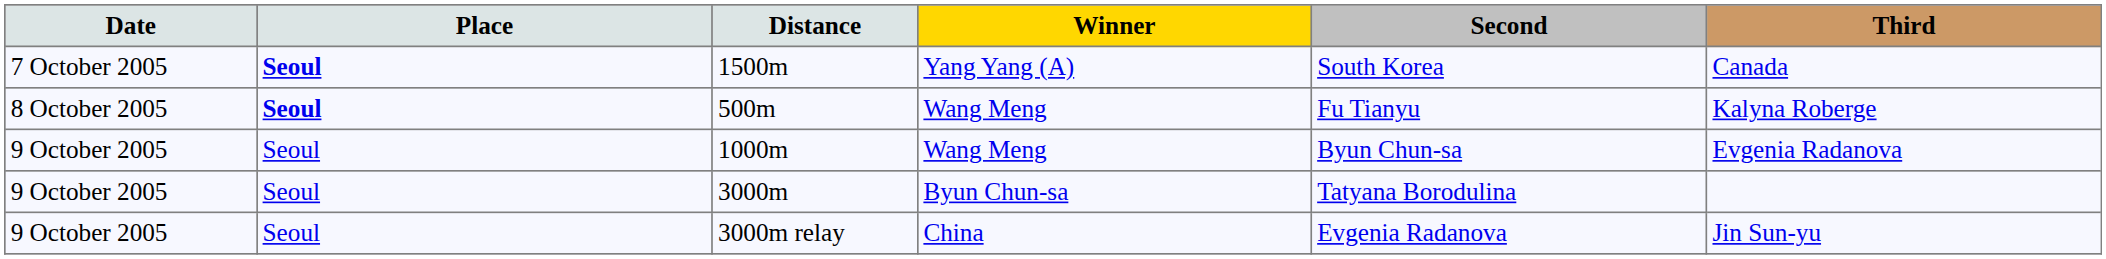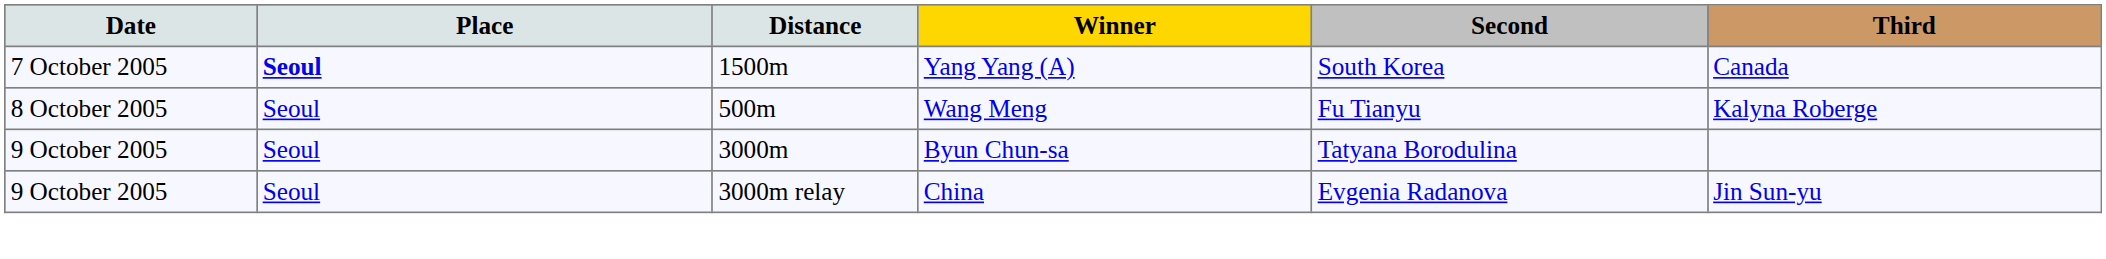(292, 108) bold -> (291, 108) normal
- row: (753, 149)
